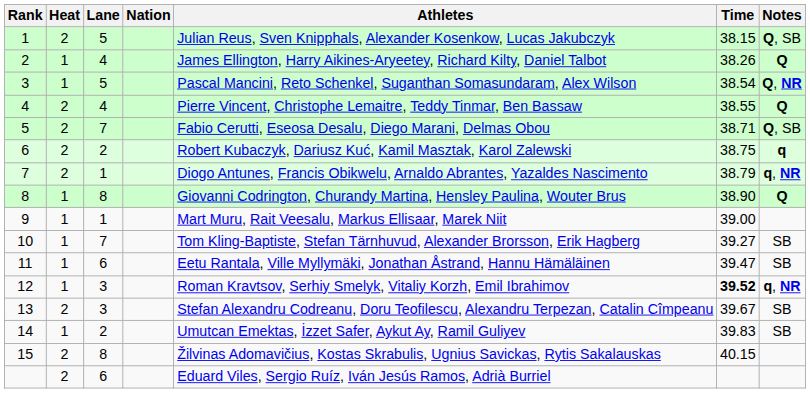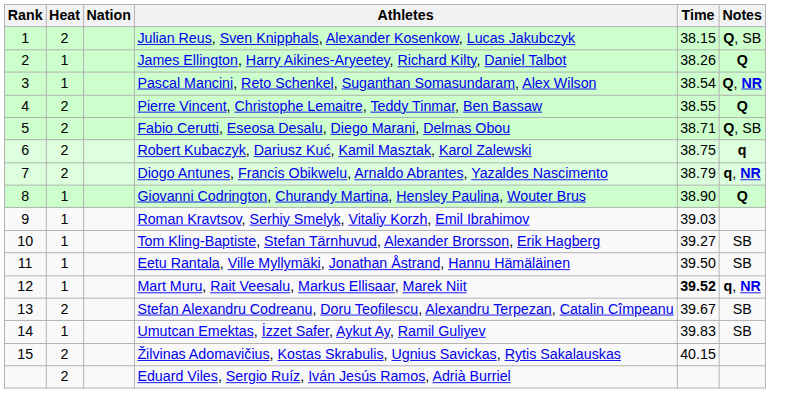- column: (103, 15)
(342, 219) Mart Muru, Rait Veesalu, Markus Ellisaar, Marek Niit -> (333, 219) Roman Kravtsov, Serhiy Smelyk, Vitaliy Korzh, Emil Ibrahimov
(738, 219) 39.00 -> (698, 219) 39.03
(738, 264) 39.47 -> (698, 264) 39.50
(373, 286) Roman Kravtsov, Serhiy Smelyk, Vitaliy Korzh, Emil Ibrahimov -> (302, 286) Mart Muru, Rait Veesalu, Markus Ellisaar, Marek Niit
